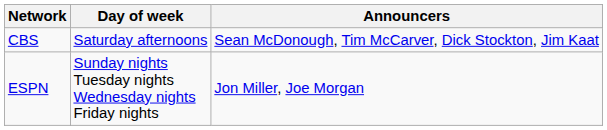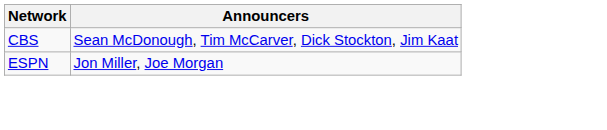- column: (140, 16)
